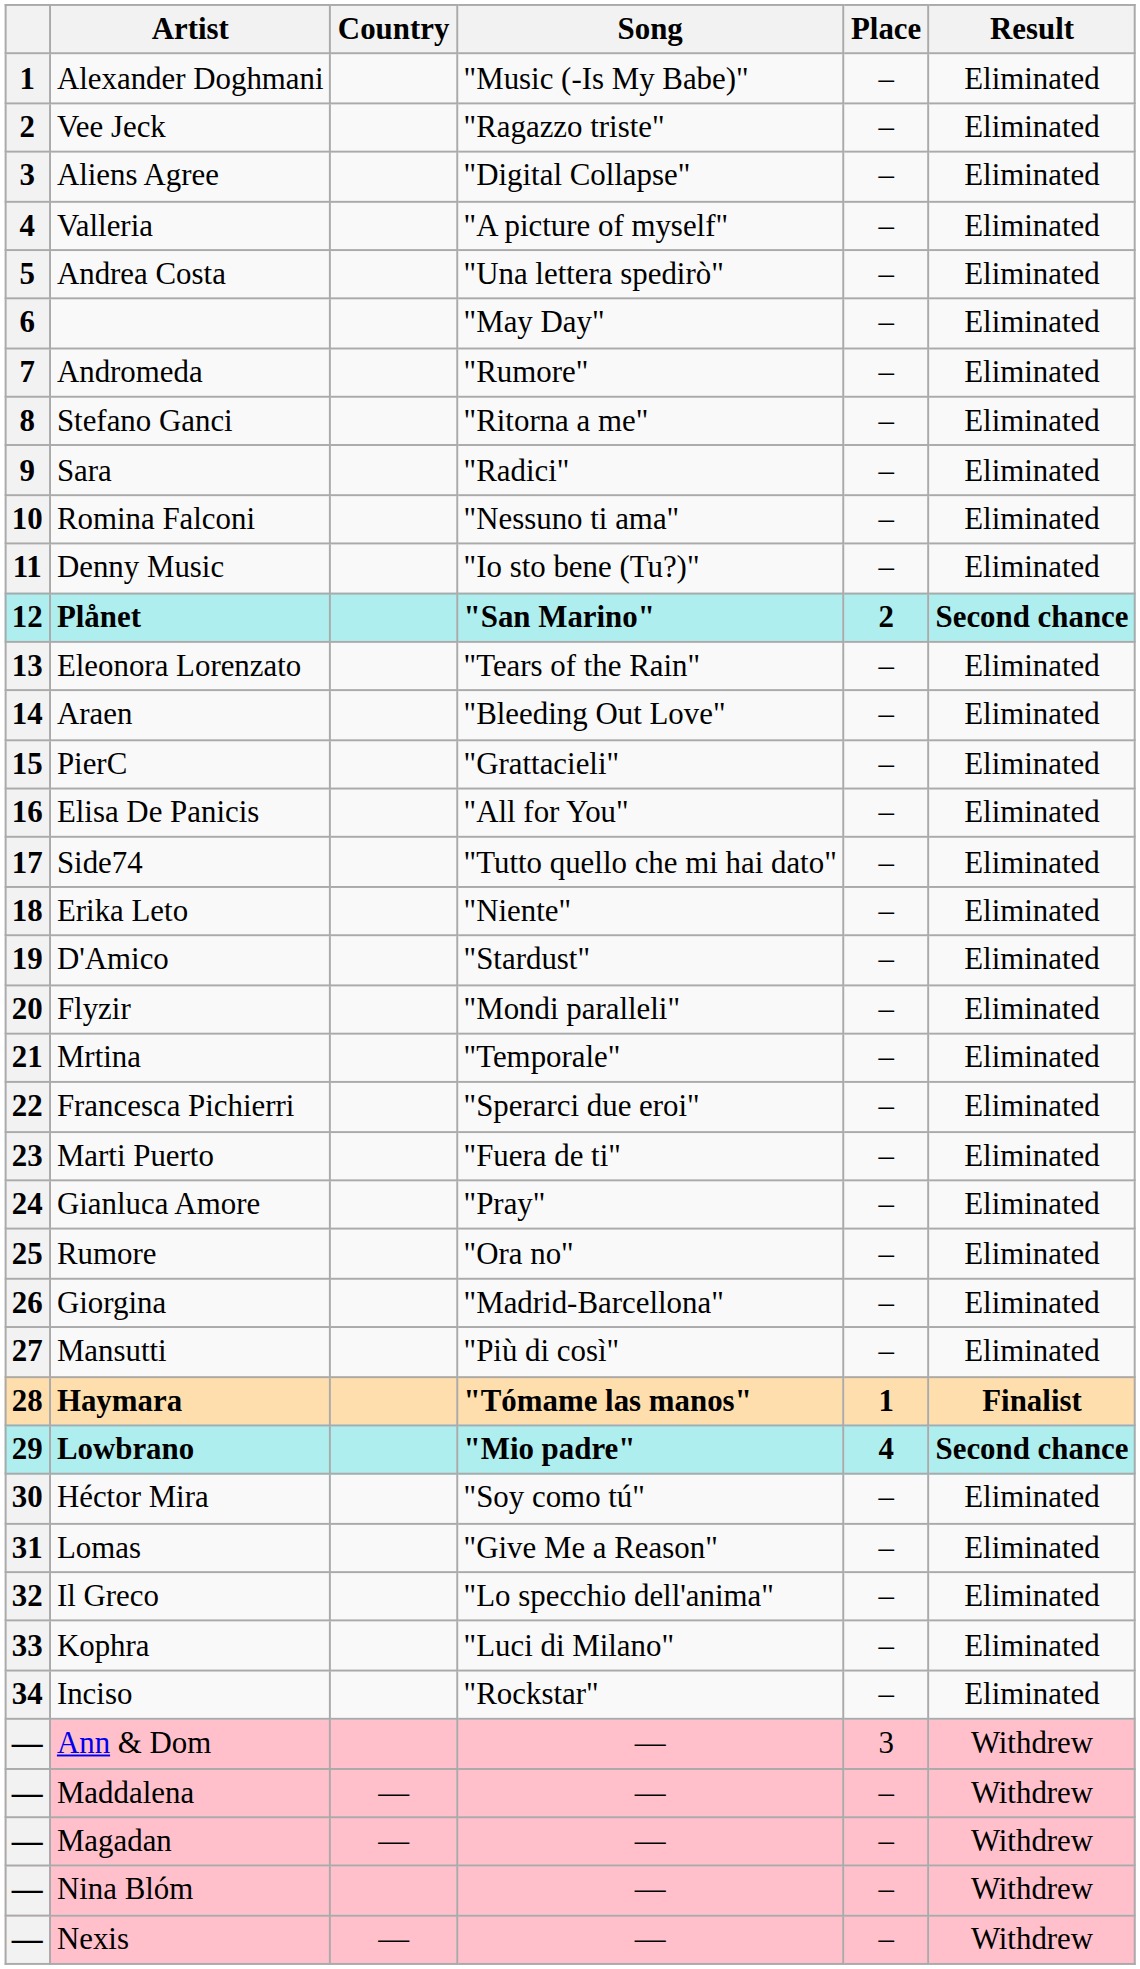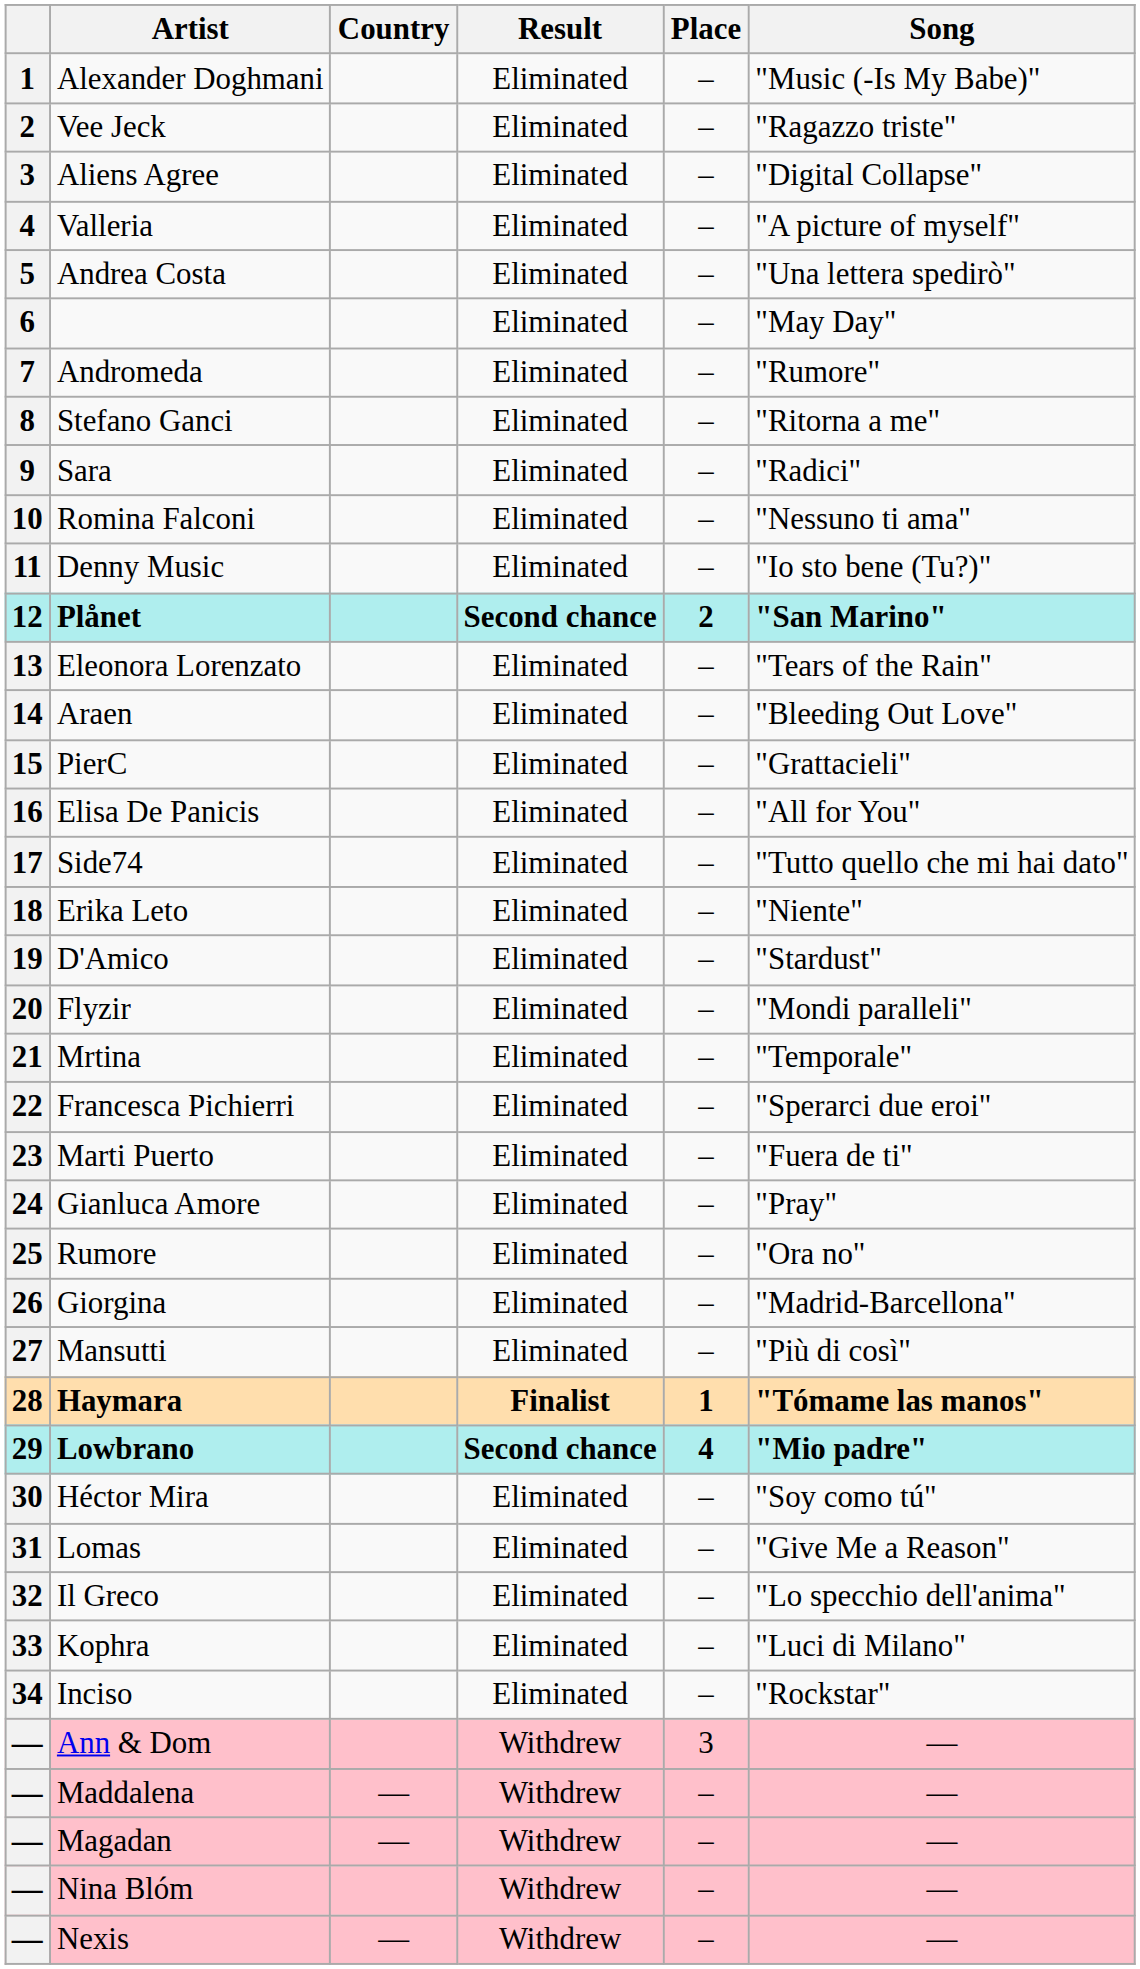columns swapped: (650, 28) <-> (1032, 28)
